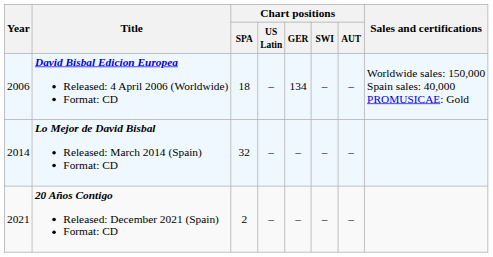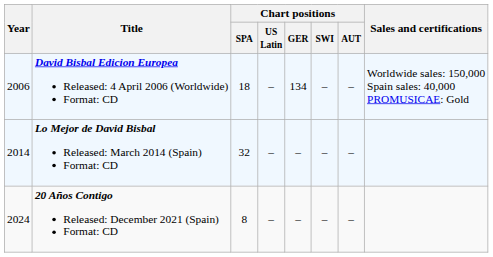(18, 219) 2021 -> (18, 219) 2024
(244, 219) 2 -> (244, 219) 8
